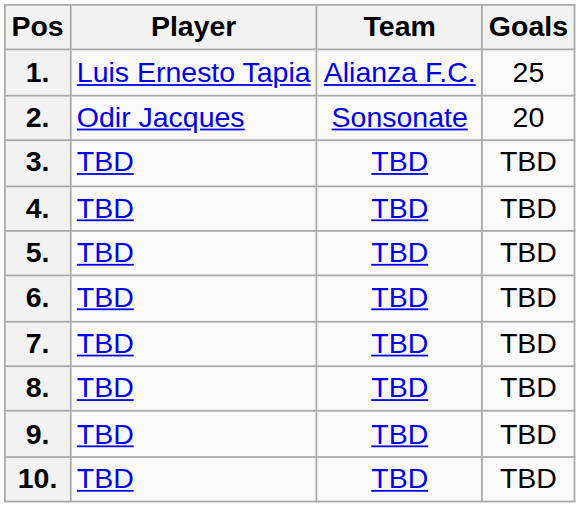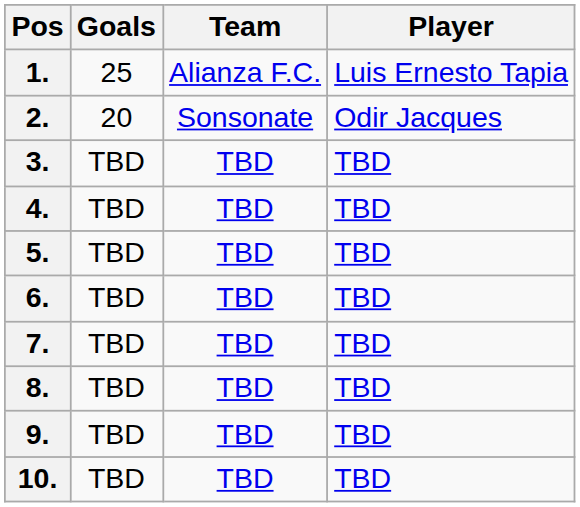columns swapped: (194, 27) <-> (528, 27)
